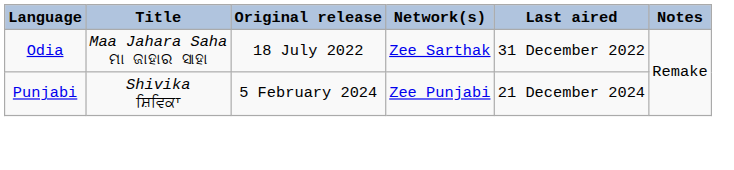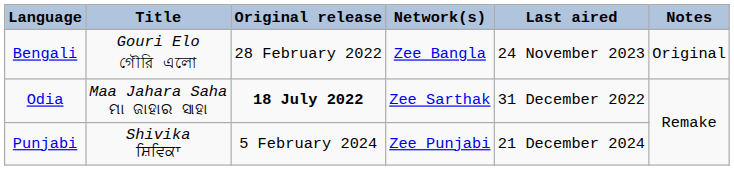+ row: (45, 54)
(308, 51) normal -> (308, 101) bold
